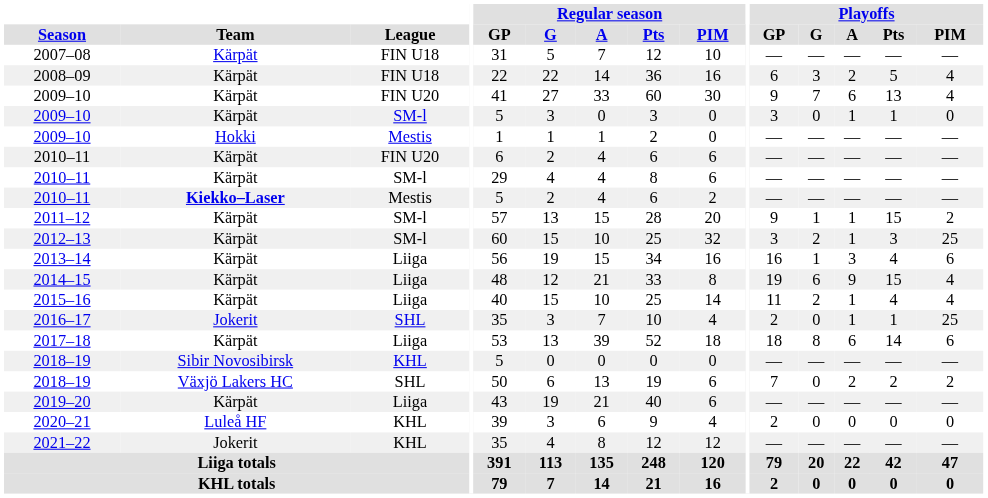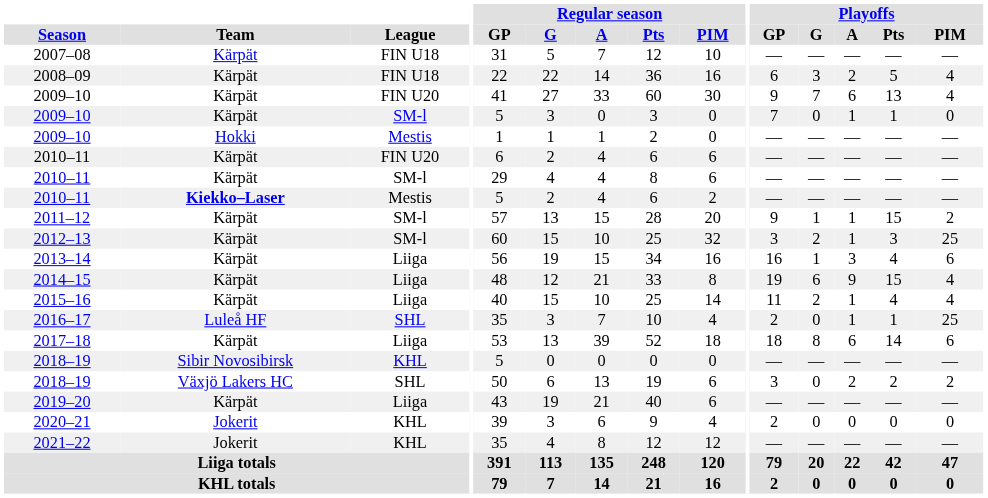(774, 116) 3 -> (774, 116) 7
(235, 320) Jokerit -> (235, 320) Luleå HF
(774, 381) 7 -> (774, 381) 3
(235, 422) Luleå HF -> (235, 422) Jokerit
